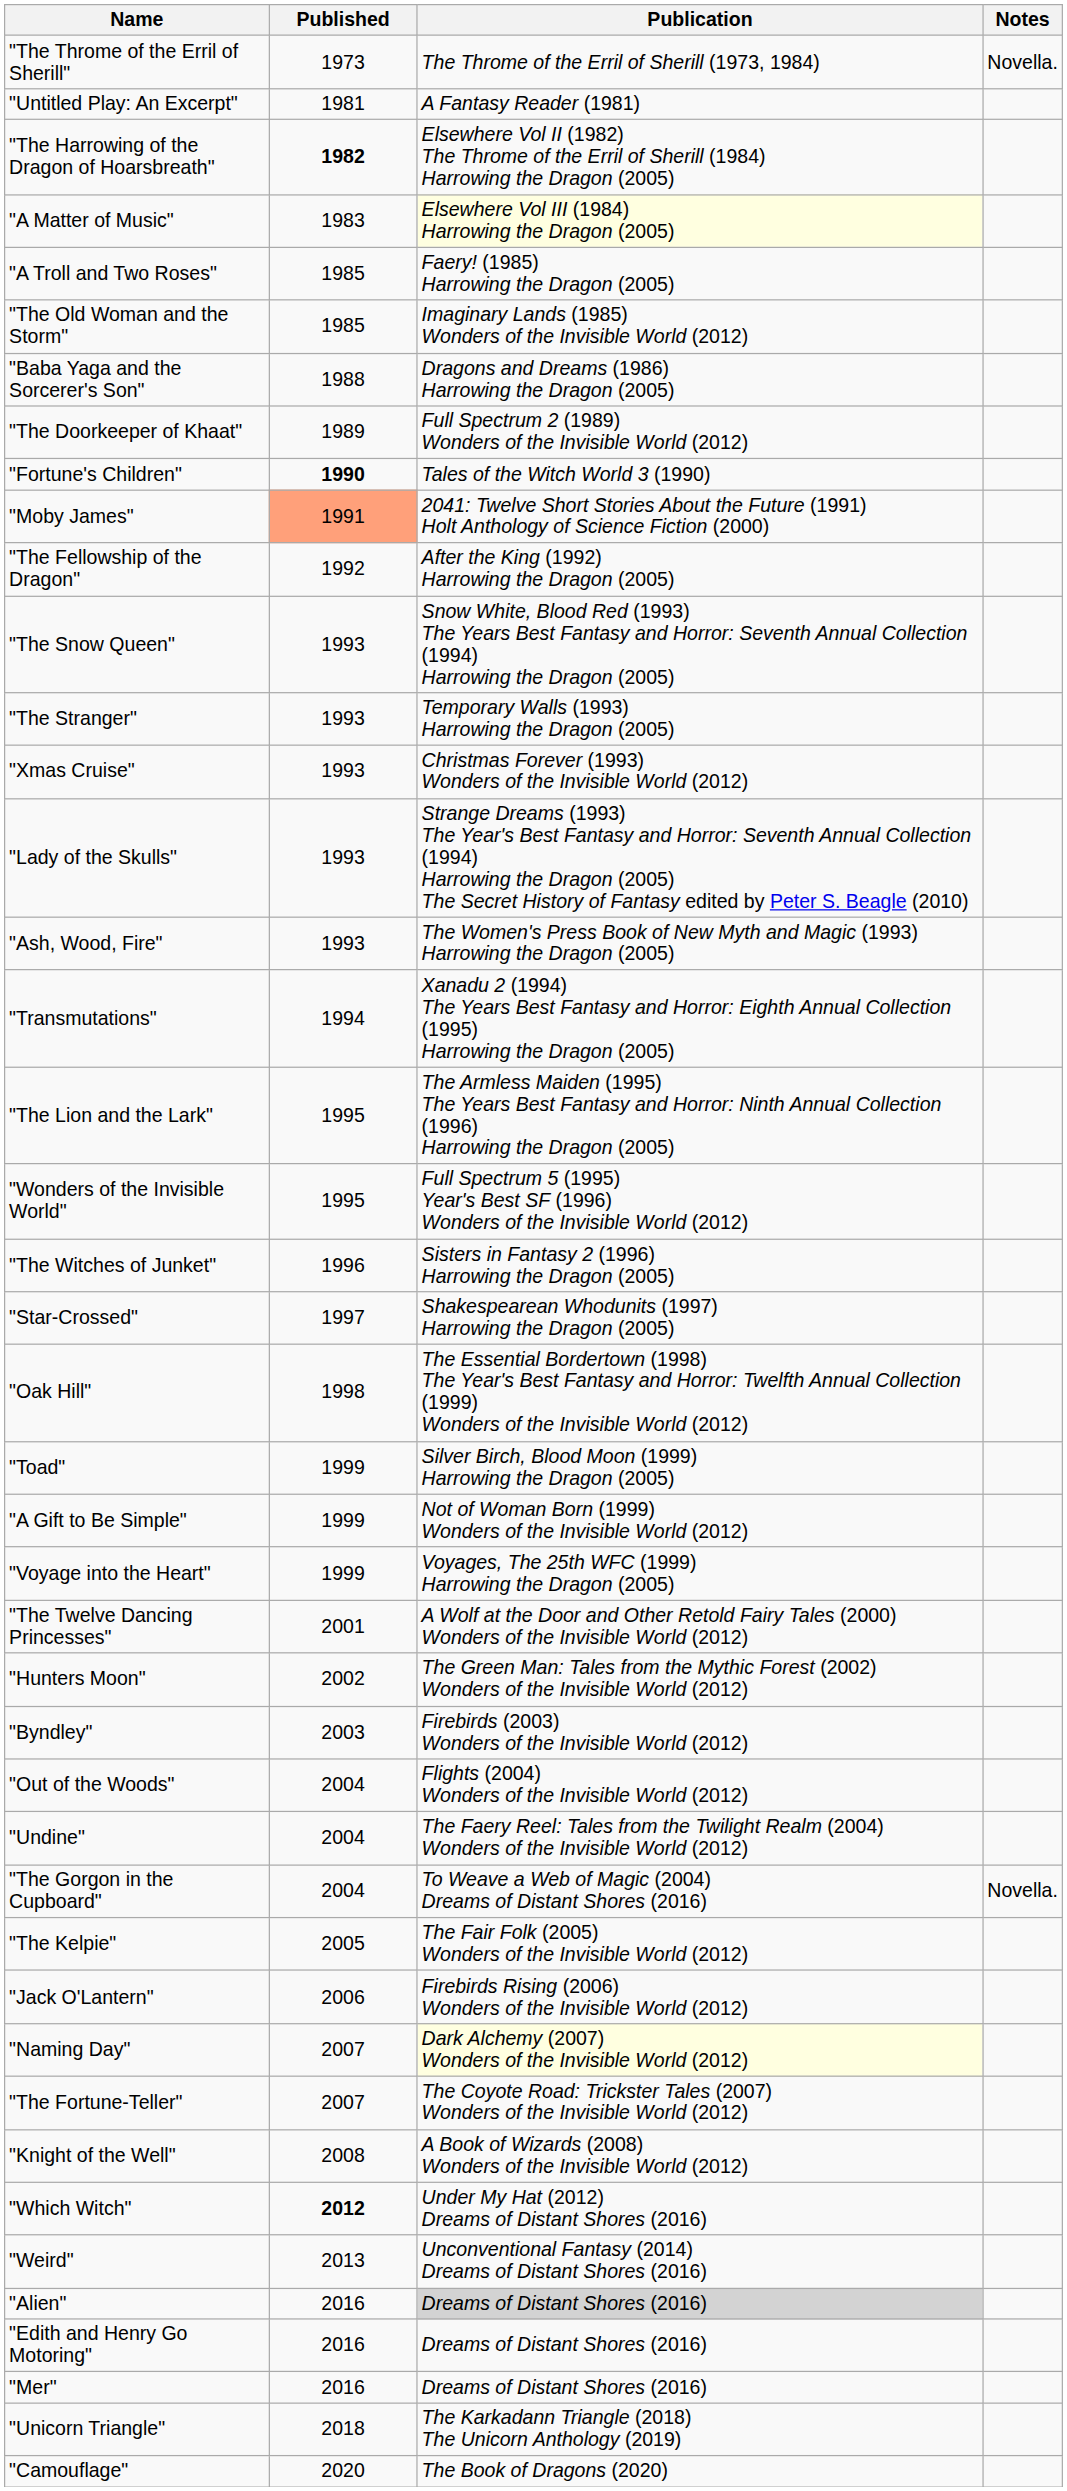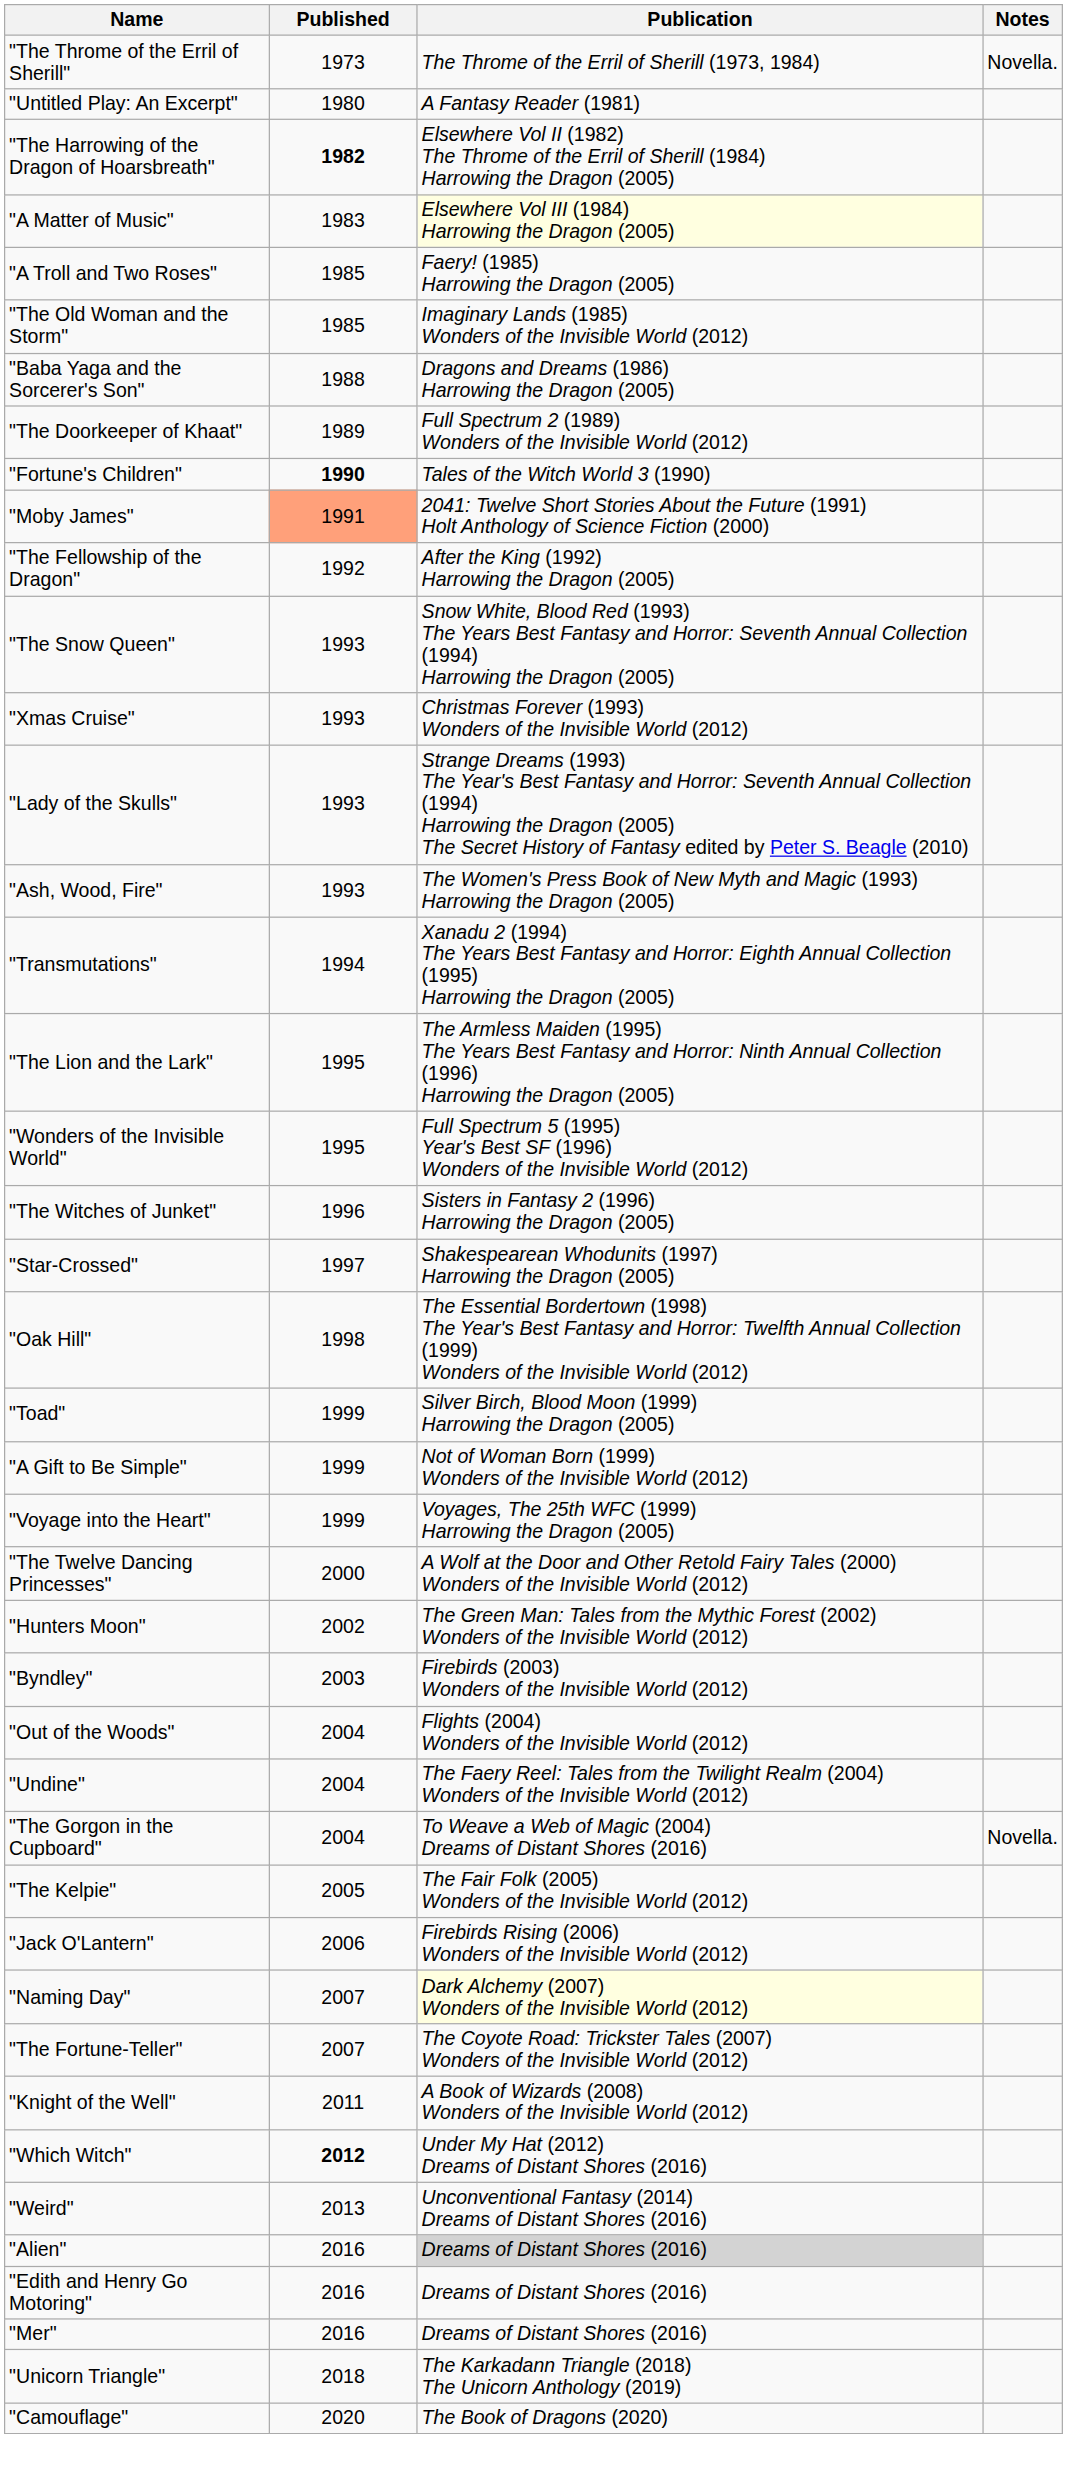(343, 103) 1981 -> (343, 103) 1980
- row: (73, 718)
(343, 1626) 2001 -> (343, 1573) 2000
(343, 2155) 2008 -> (343, 2102) 2011
